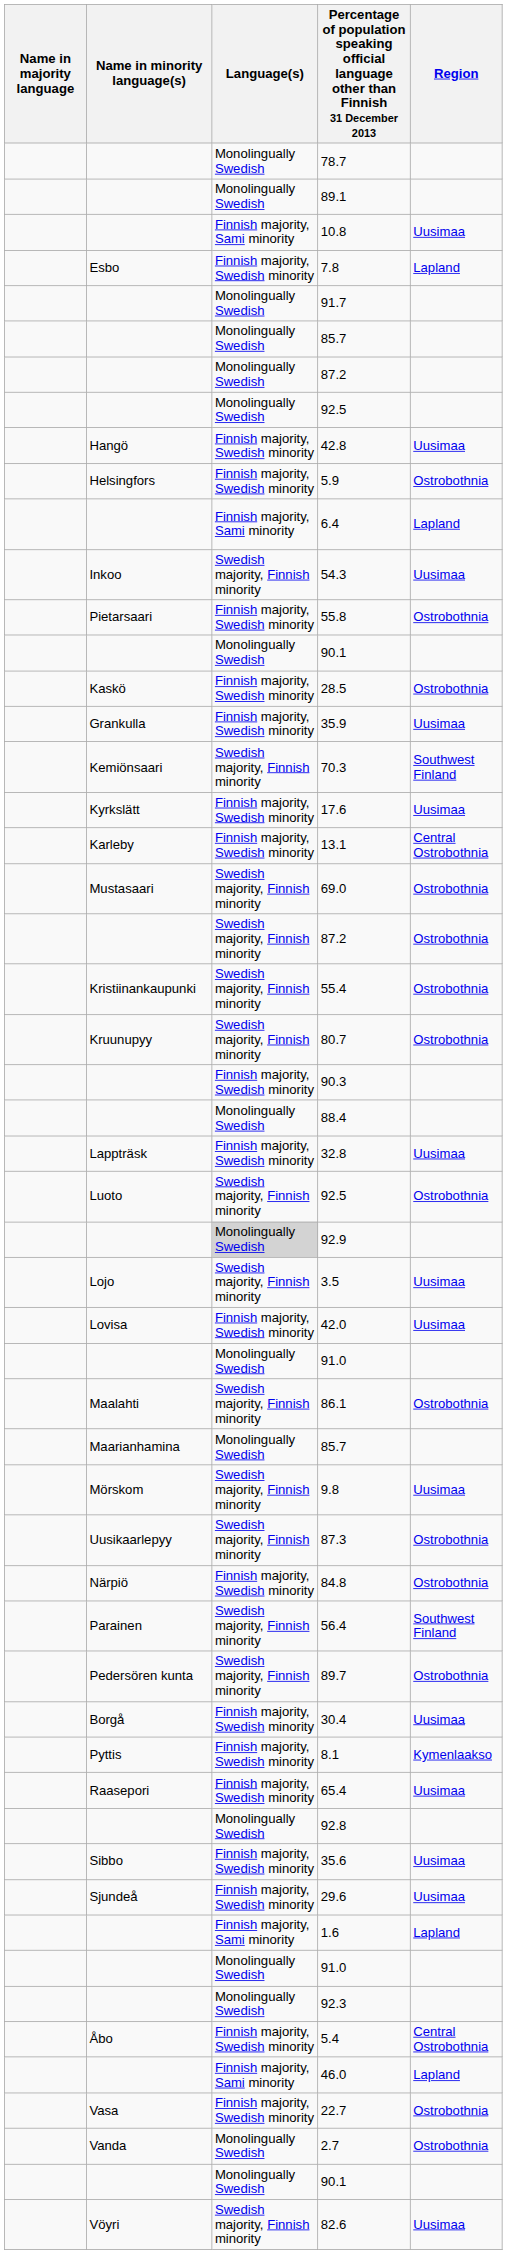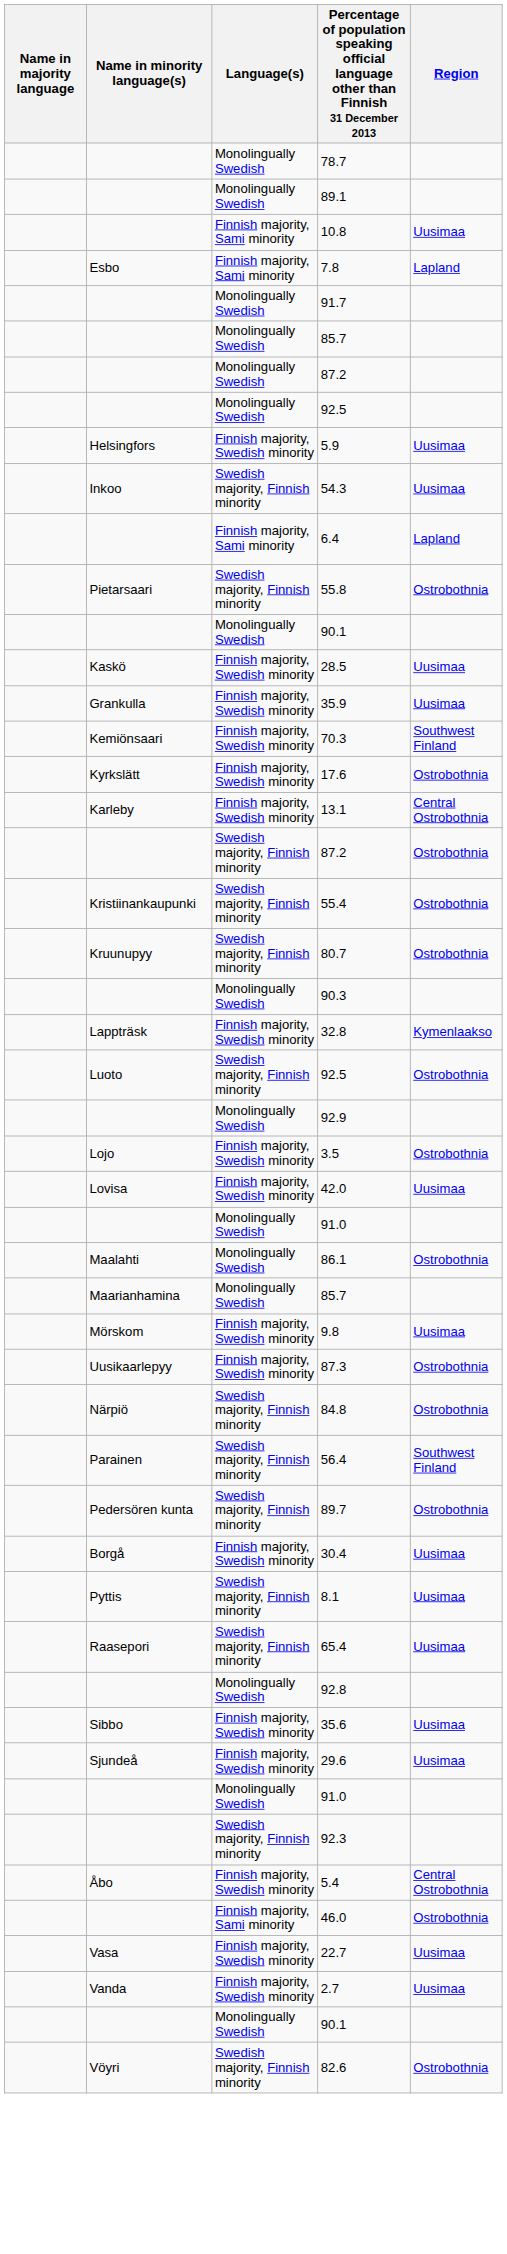(264, 267) Finnish majority, Swedish minority -> (262, 267) Finnish majority, Sami minority
- row: (109, 445)
(451, 481) Ostrobothnia -> (439, 445) Uusimaa
rows swapped: (149, 524) <-> (105, 574)
(264, 617) Finnish majority, Swedish minority -> (262, 589) Swedish majority, Finnish minority
(451, 688) Ostrobothnia -> (439, 667) Uusimaa
(262, 767) Swedish majority, Finnish minority -> (264, 738) Finnish majority, Swedish minority
(439, 810) Uusimaa -> (451, 774) Ostrobothnia
- row: (121, 888)
(264, 1082) Finnish majority, Swedish minority -> (255, 996) Monolingually Swedish
- row: (149, 1118)
(439, 1153) Uusimaa -> (453, 1032) Kymenlaakso
(255, 1239) lightgrey background -> (255, 1118) no background
(262, 1282) Swedish majority, Finnish minority -> (264, 1153) Finnish majority, Swedish minority
(439, 1282) Uusimaa -> (451, 1153) Ostrobothnia
(262, 1403) Swedish majority, Finnish minority -> (255, 1260) Monolingually Swedish
(262, 1489) Swedish majority, Finnish minority -> (264, 1331) Finnish majority, Swedish minority
(262, 1540) Swedish majority, Finnish minority -> (264, 1367) Finnish majority, Swedish minority
(264, 1583) Finnish majority, Swedish minority -> (262, 1410) Swedish majority, Finnish minority
(264, 1754) Finnish majority, Swedish minority -> (262, 1596) Swedish majority, Finnish minority
(453, 1754) Kymenlaakso -> (439, 1596) Uusimaa
(264, 1790) Finnish majority, Swedish minority -> (262, 1646) Swedish majority, Finnish minority
- row: (149, 1933)
(255, 2003) Monolingually Swedish -> (262, 1839) Swedish majority, Finnish minority
(437, 2075) Lapland -> (451, 1918) Ostrobothnia
(451, 2110) Ostrobothnia -> (439, 1953) Uusimaa
(255, 2146) Monolingually Swedish -> (264, 1989) Finnish majority, Swedish minority
(451, 2146) Ostrobothnia -> (439, 1989) Uusimaa
(439, 2224) Uusimaa -> (451, 2067) Ostrobothnia
